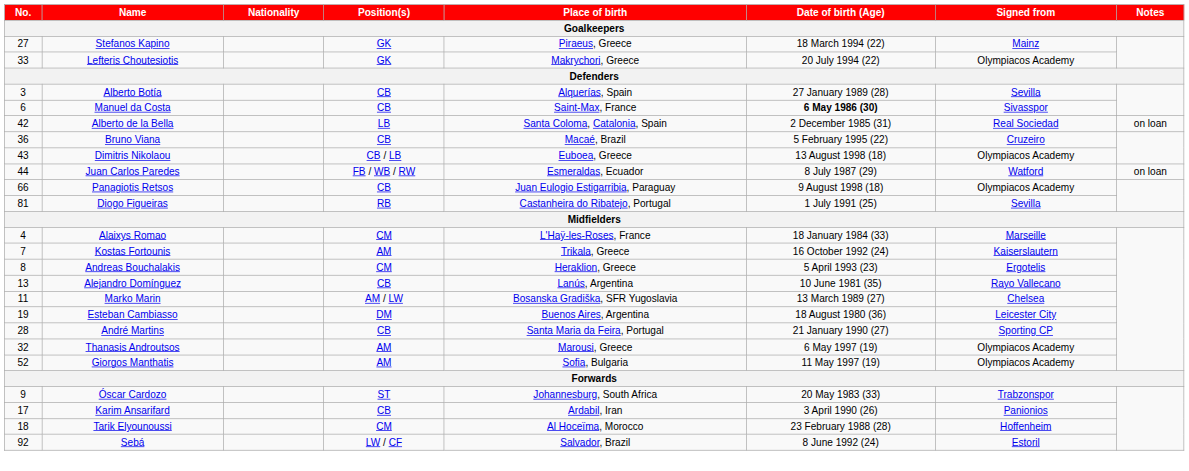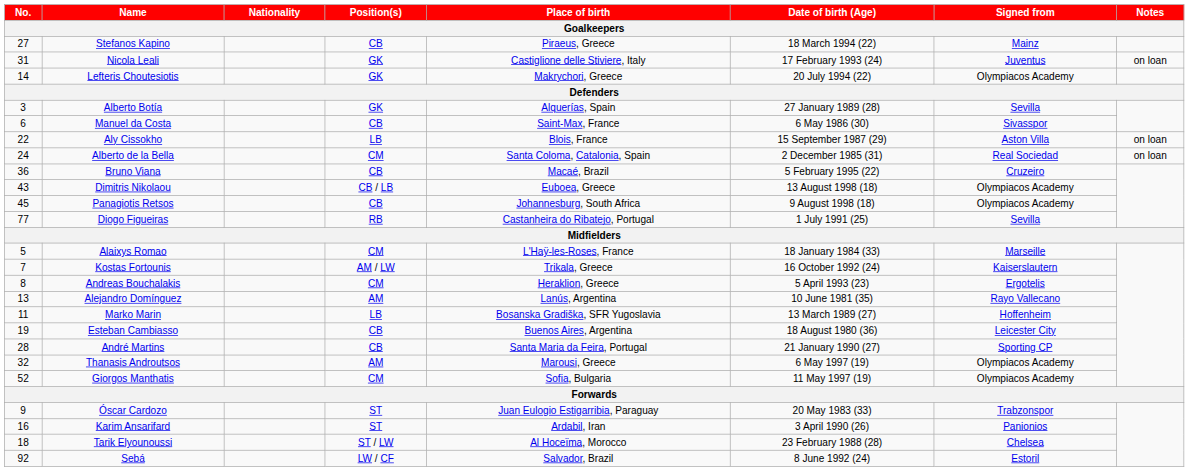(384, 45) GK -> (376, 45) CB
+ row: (133, 60)
(23, 60) 33 -> (23, 76) 14
(384, 92) CB -> (376, 108) GK
(841, 108) bold -> (832, 124) normal
+ row: (133, 140)
(23, 124) 42 -> (23, 156) 24
(384, 124) LB -> (376, 156) CM
- row: (133, 172)
(23, 188) 66 -> (23, 204) 45
(595, 188) Juan Eulogio Estigarribia, Paraguay -> (578, 204) Johannesburg, South Africa
(23, 204) 81 -> (23, 220) 77
(23, 236) 4 -> (23, 252) 5
(384, 252) AM -> (376, 268) AM / LW
(384, 283) CB -> (376, 299) AM
(384, 299) AM / LW -> (376, 315) LB
(1026, 299) Chelsea -> (1025, 315) Hoffenheim
(384, 315) DM -> (376, 331) CB
(384, 363) AM -> (376, 379) CM
(595, 395) Johannesburg, South Africa -> (578, 411) Juan Eulogio Estigarribia, Paraguay
(23, 411) 17 -> (23, 427) 16
(384, 411) CB -> (376, 427) ST
(384, 427) CM -> (376, 443) ST / LW
(1026, 427) Hoffenheim -> (1025, 443) Chelsea
